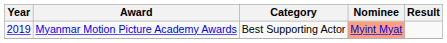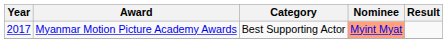(19, 30) 2019 -> (19, 30) 2017
